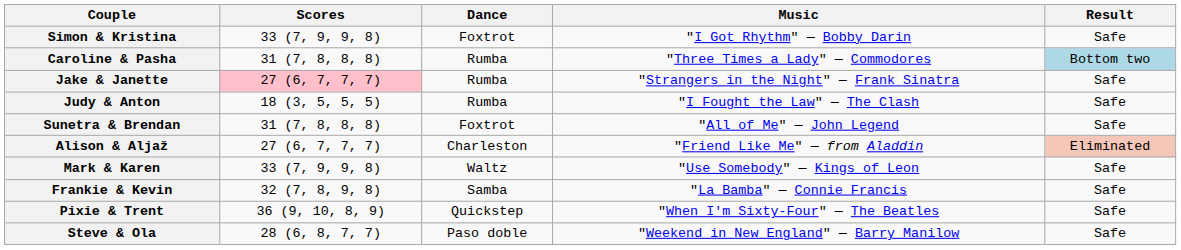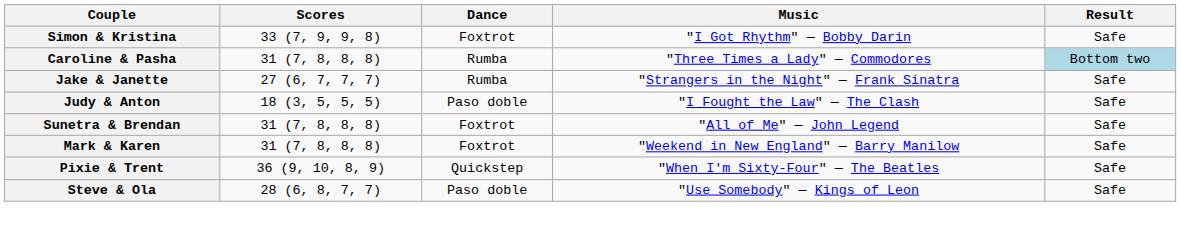(321, 81) pink background -> (321, 81) no background
(487, 103) Rumba -> (487, 103) Paso doble
- row: (112, 146)
(321, 168) 33 (7, 9, 9, 8) -> (321, 146) 31 (7, 8, 8, 8)
(487, 168) Waltz -> (487, 146) Foxtrot
(799, 168) "Use Somebody" — Kings of Leon -> (799, 146) "Weekend in New England" — Barry Manilow
- row: (112, 190)
(799, 234) "Weekend in New England" — Barry Manilow -> (799, 190) "Use Somebody" — Kings of Leon
